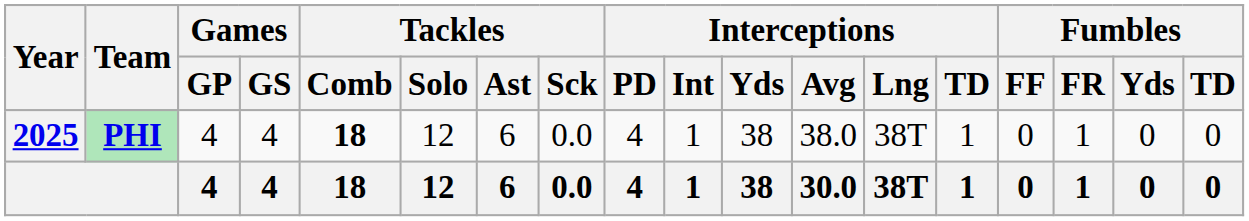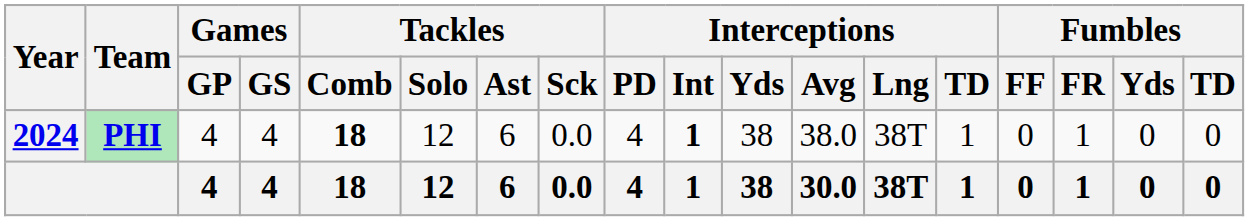(46, 135) 2025 -> (46, 135) 2024
(693, 135) normal -> (693, 135) bold
